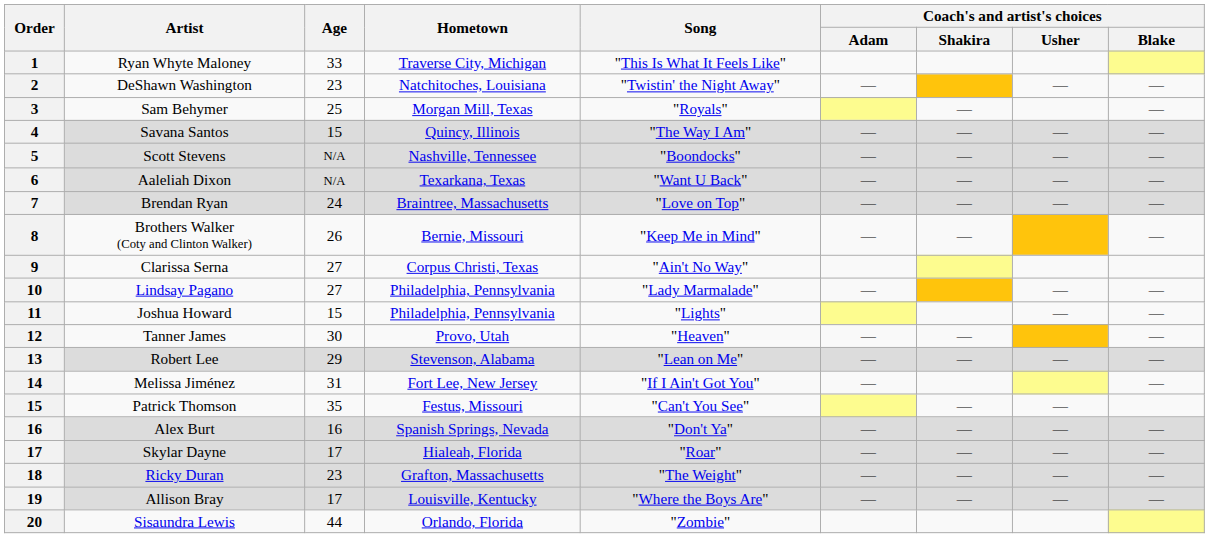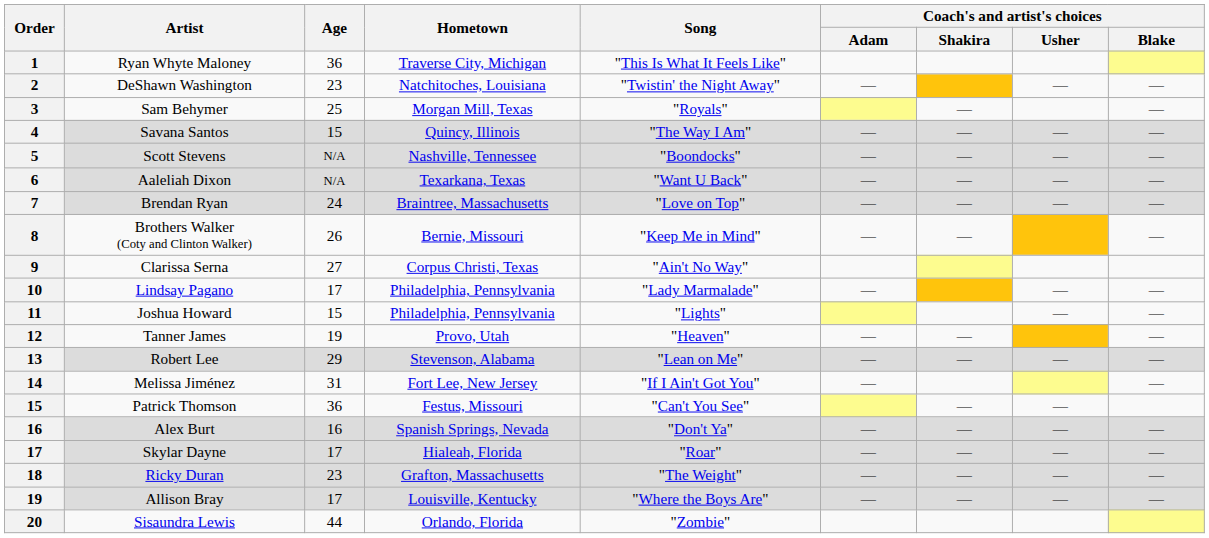(334, 62) 33 -> (334, 62) 36
(334, 290) 27 -> (334, 290) 17
(334, 336) 30 -> (334, 336) 19
(334, 406) 35 -> (334, 406) 36
